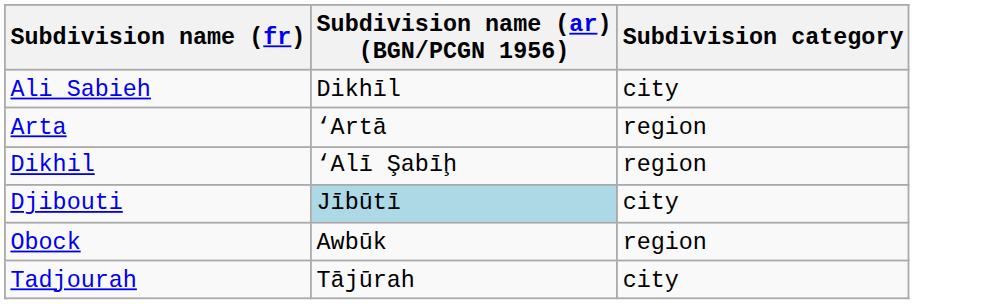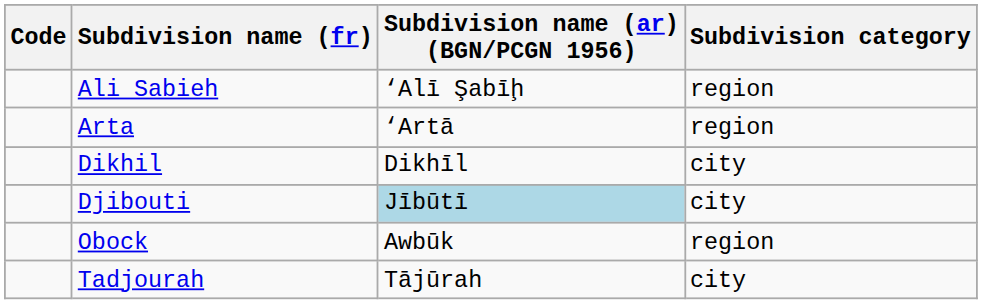+ column: (39, 37)
(359, 89) Dikhīl -> (454, 89) ‘Alī Şabīḩ
(651, 89) city -> (732, 89) region
(387, 165) ‘Alī Şabīḩ -> (426, 165) Dikhīl
(665, 165) region -> (718, 165) city
